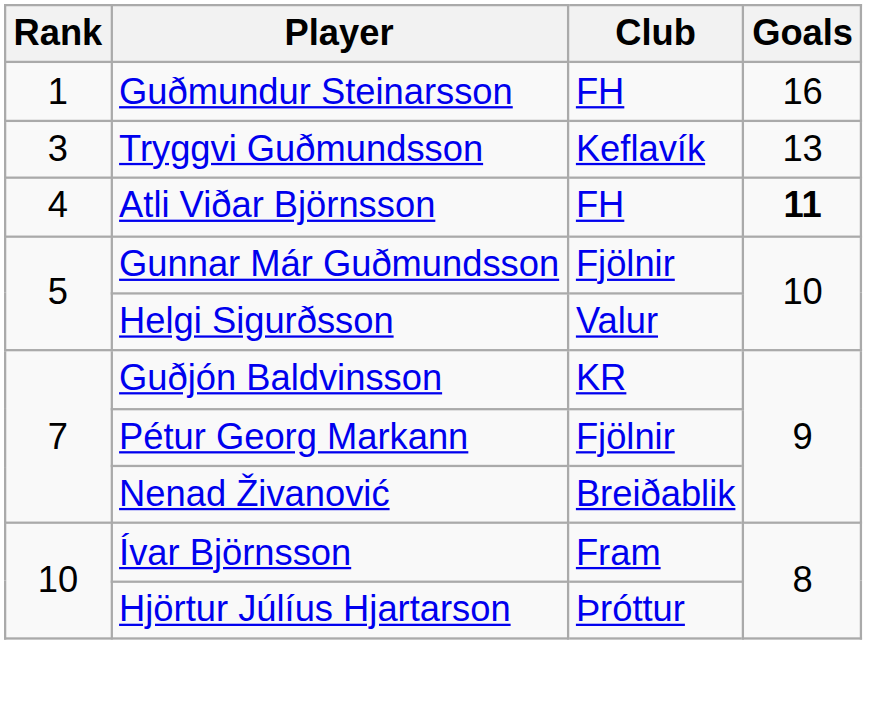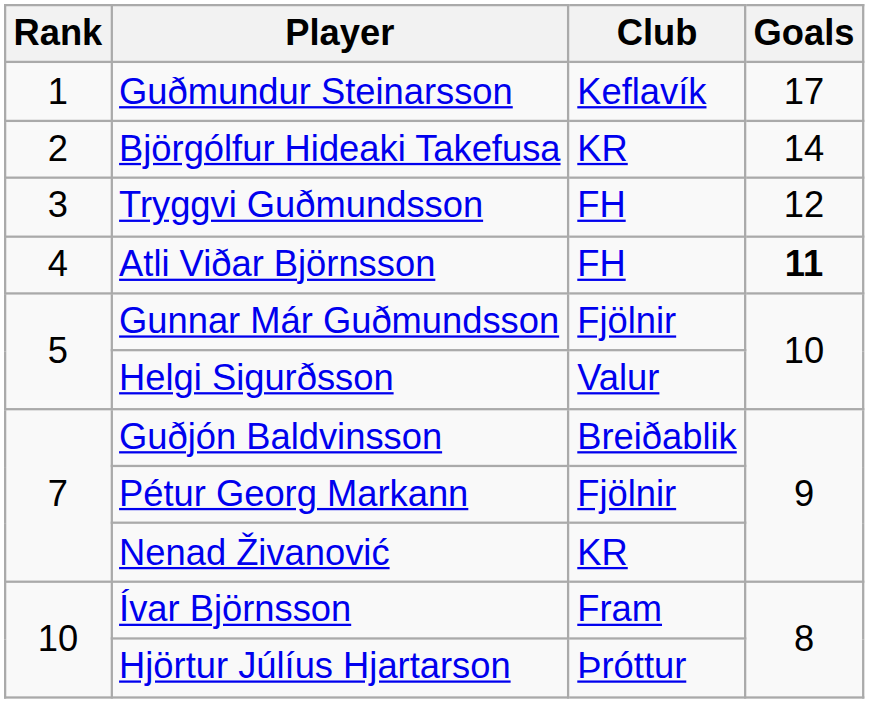(600, 90) FH -> (642, 90) Keflavík
(803, 90) 16 -> (804, 90) 17
+ row: (340, 148)
(641, 148) Keflavík -> (601, 206) FH
(803, 148) 13 -> (804, 206) 12
(601, 378) KR -> (657, 436) Breiðablik
(656, 494) Breiðablik -> (603, 551) KR
